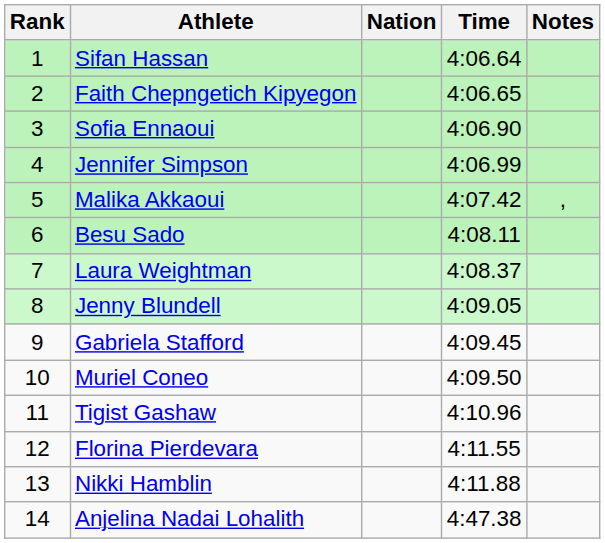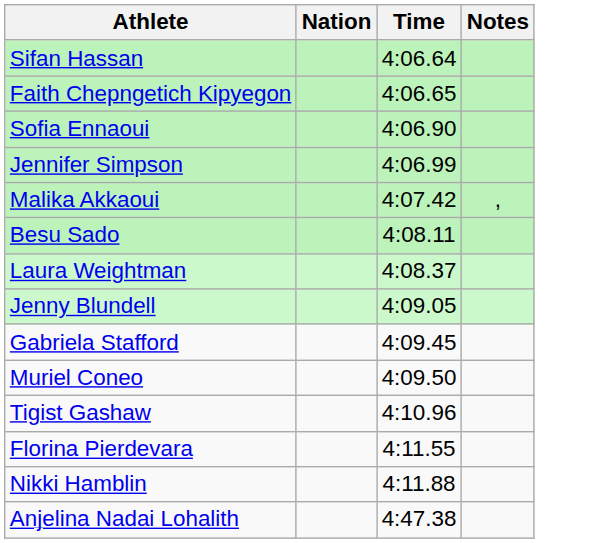- column: (37, 22)
